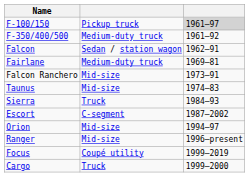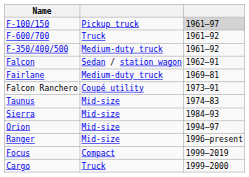+ row: (28, 37)
(101, 75) Mid-size -> (113, 88) Coupé utility
(94, 101) Truck -> (101, 114) Mid-size
- row: (21, 114)
(113, 153) Coupé utility -> (98, 153) Compact
